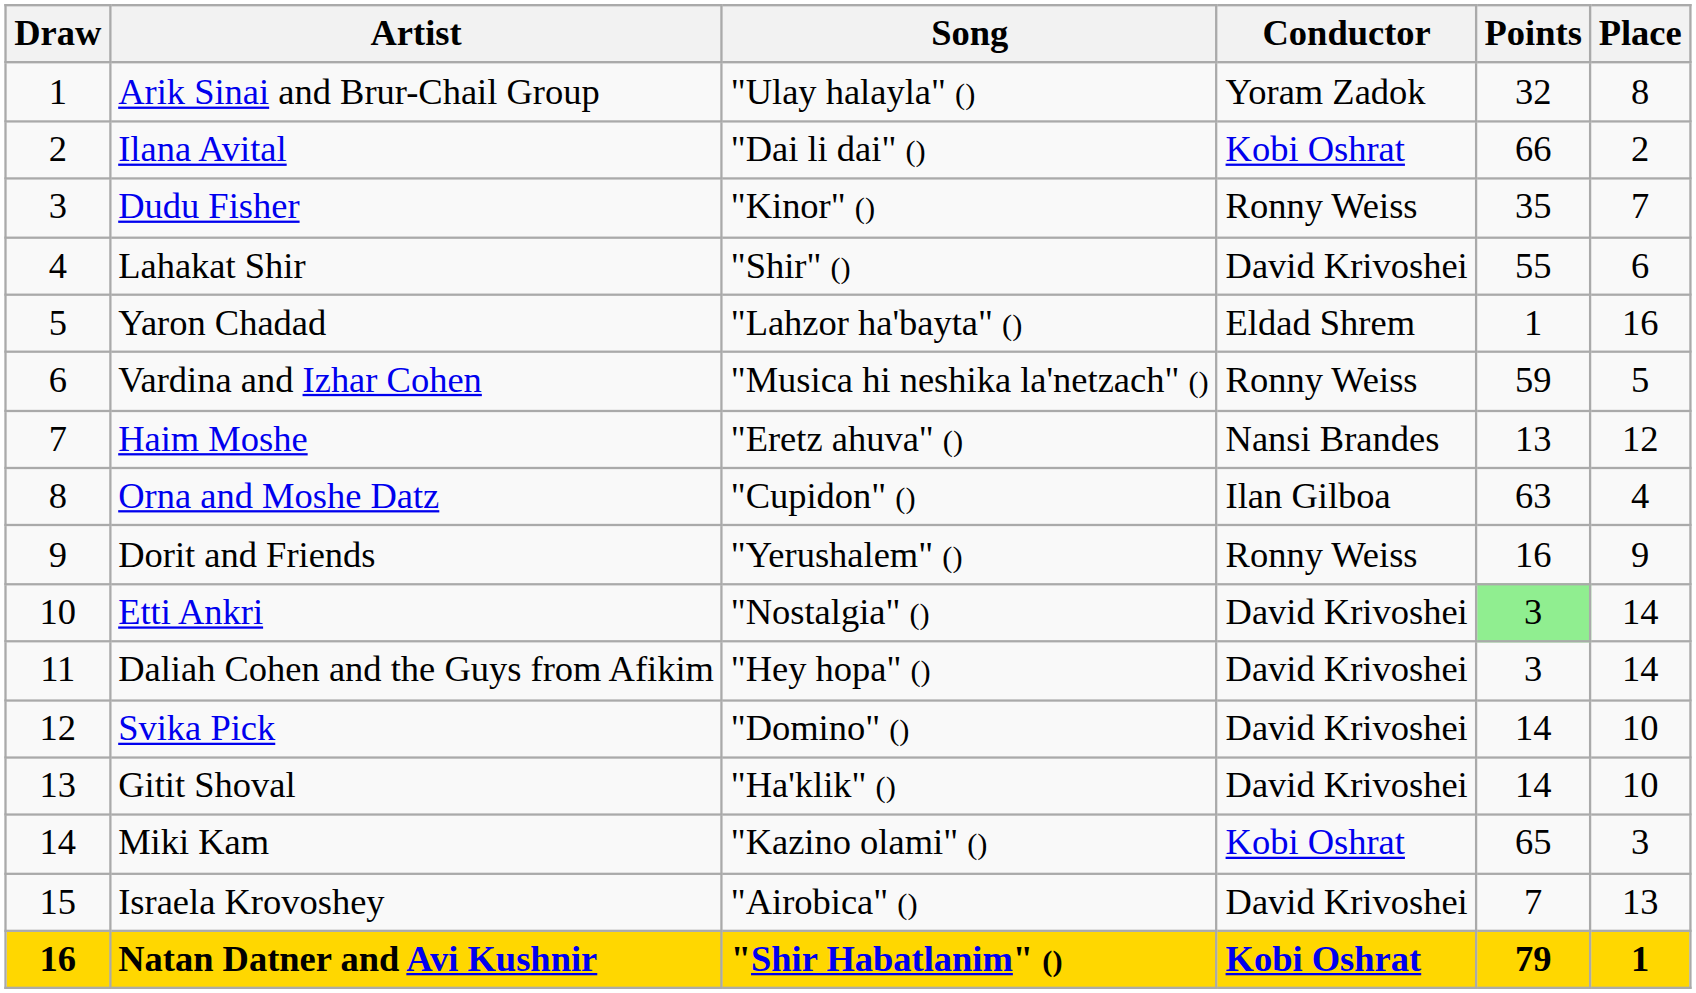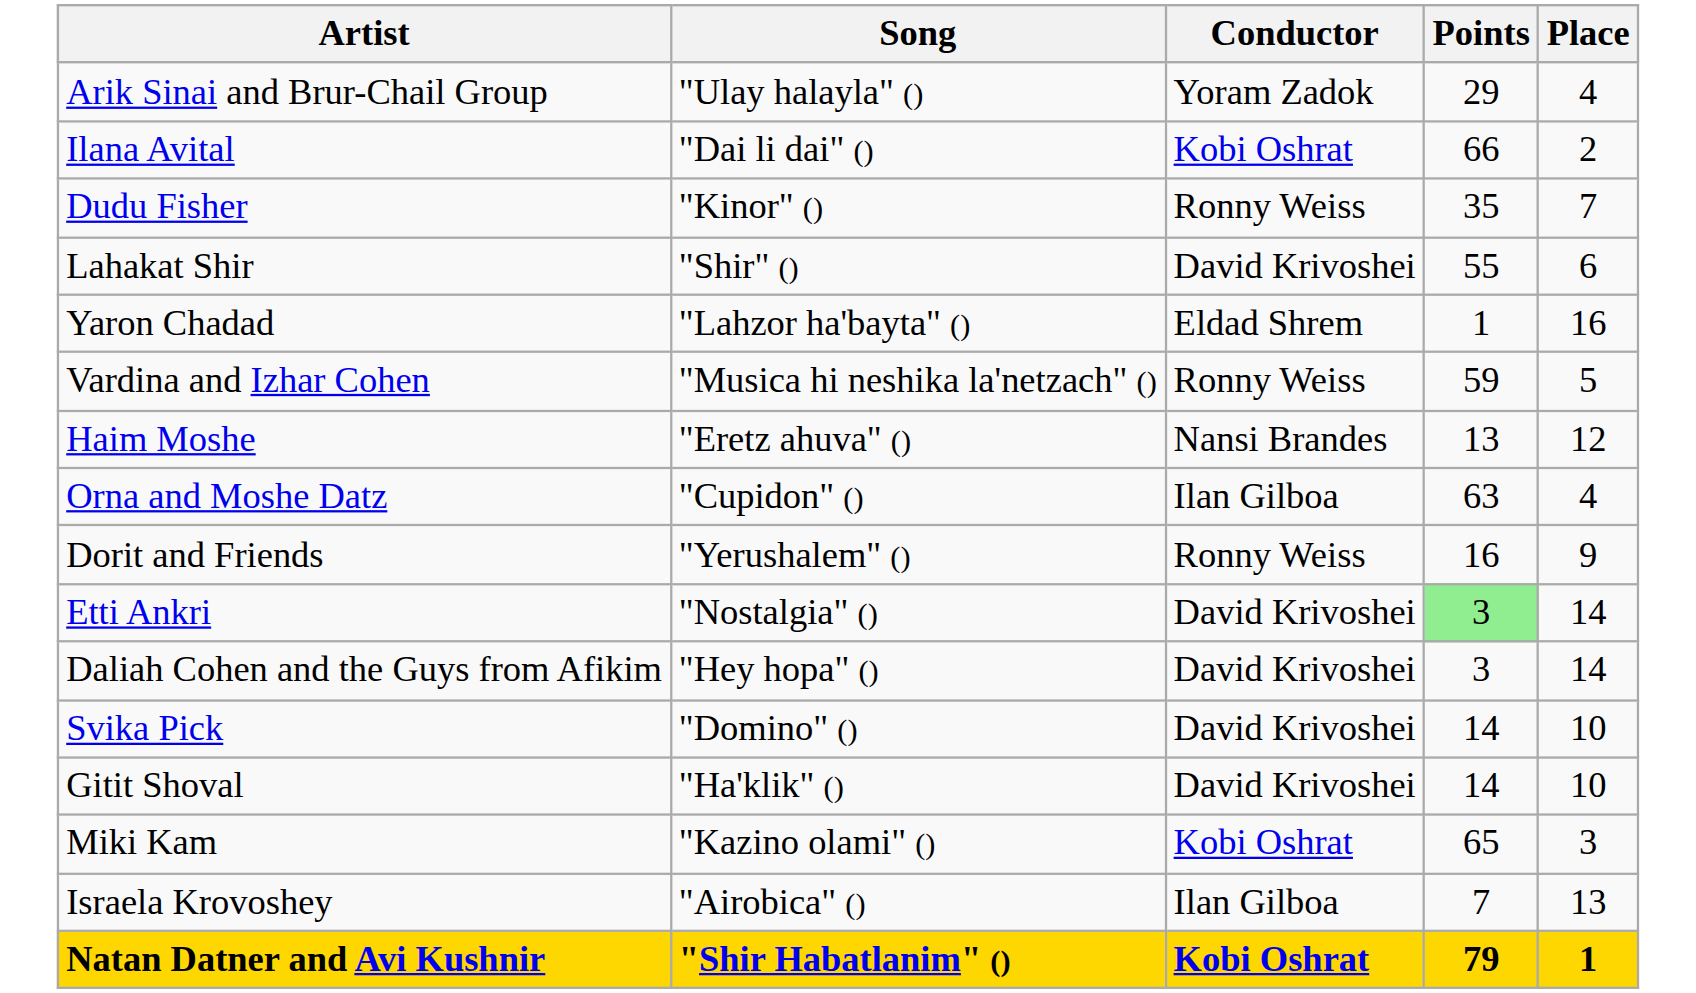- column: (58, 33)
(1533, 91) 32 -> (1481, 91) 29
(1640, 91) 8 -> (1588, 91) 4
(1347, 901) David Krivoshei -> (1256, 901) Ilan Gilboa
